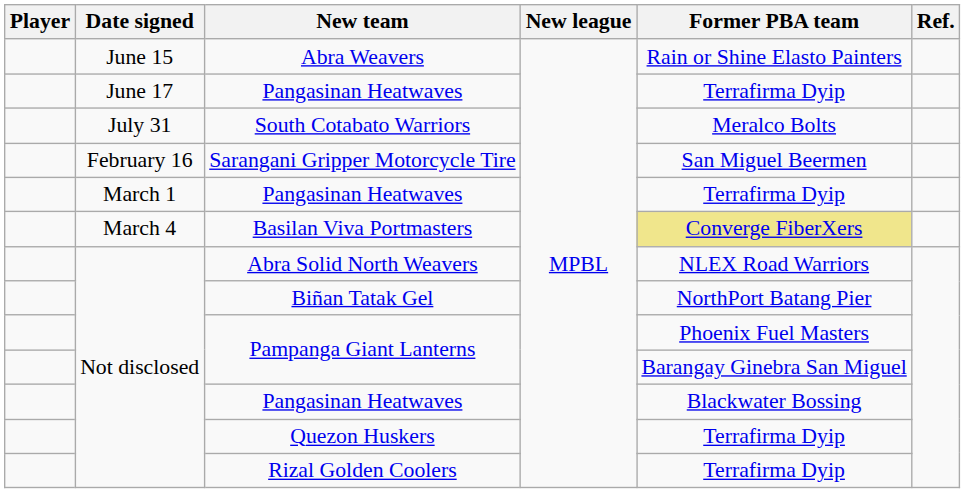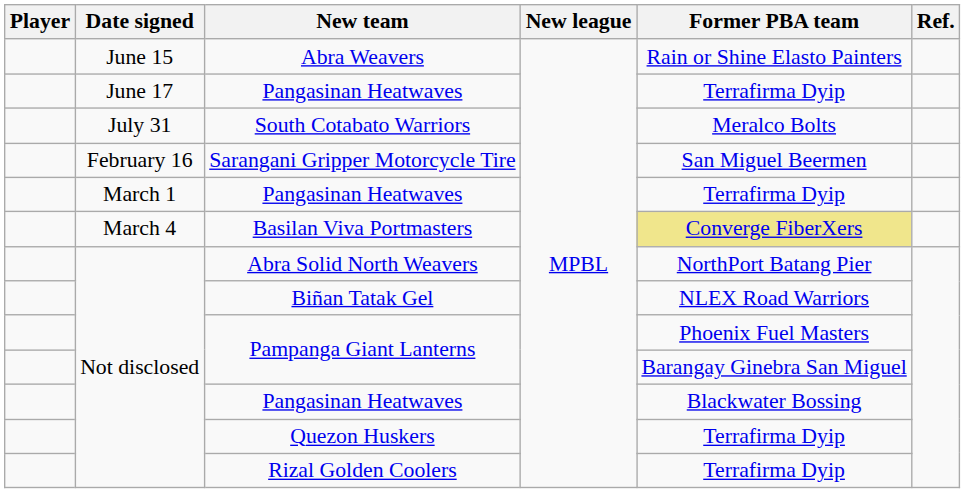(774, 263) NLEX Road Warriors -> (774, 263) NorthPort Batang Pier
(774, 297) NorthPort Batang Pier -> (774, 297) NLEX Road Warriors
